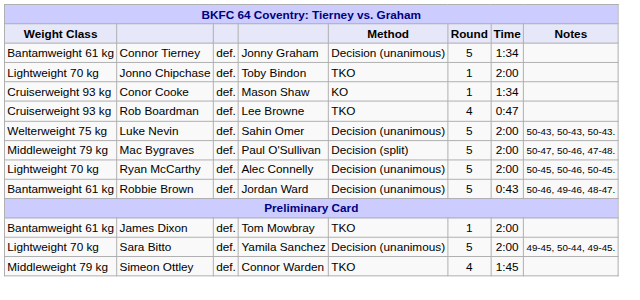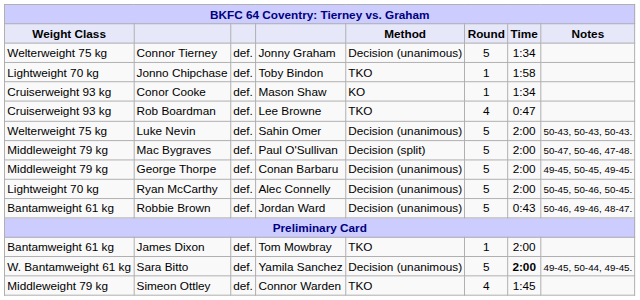(61, 53) Bantamweight 61 kg -> (57, 53) Welterweight 75 kg
(507, 72) 2:00 -> (524, 72) 1:58
+ row: (176, 169)
(53, 247) Lightweight 70 kg -> (69, 266) W. Bantamweight 61 kg
(507, 247) normal -> (524, 266) bold
